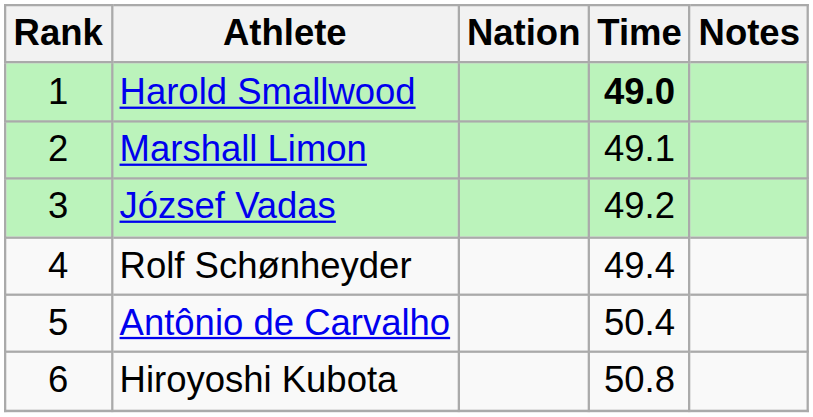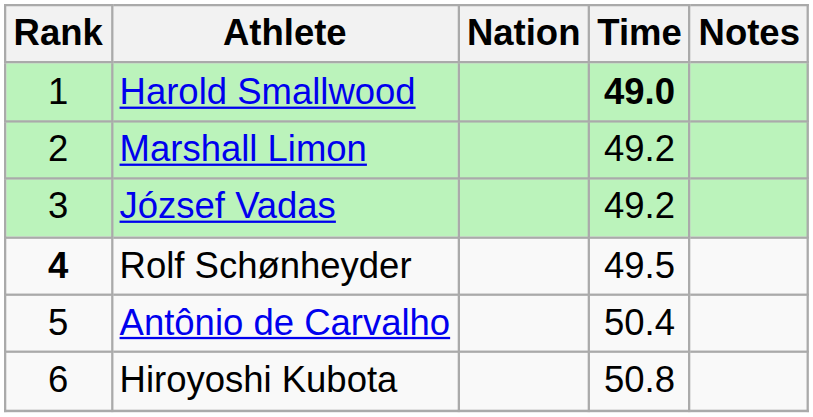(639, 149) 49.1 -> (639, 149) 49.2
(58, 264) normal -> (58, 264) bold
(639, 264) 49.4 -> (639, 264) 49.5
